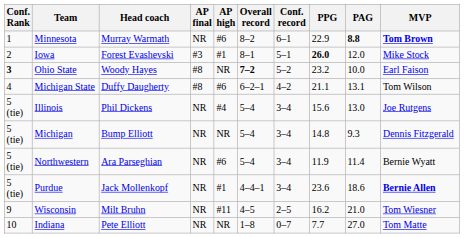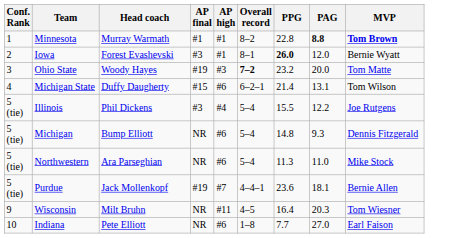- column: (292, 17)
(199, 39) NR -> (197, 39) #1
(221, 39) #6 -> (221, 39) #1
(321, 39) 22.9 -> (285, 39) 22.8
(406, 54) Mike Stock -> (374, 54) Bernie Wyatt
(9, 70) bold -> (9, 70) normal
(197, 70) #8 -> (200, 70) #19
(223, 70) NR -> (221, 70) #3
(356, 70) 10.0 -> (321, 70) 20.0
(406, 70) Earl Faison -> (369, 70) Tom Matte
(197, 86) #8 -> (200, 86) #15
(321, 86) 21.1 -> (285, 86) 21.4
(199, 107) NR -> (197, 107) #3
(321, 107) 15.6 -> (285, 107) 15.5
(356, 107) 13.0 -> (321, 107) 12.2
(223, 134) NR -> (221, 134) #6
(320, 161) 11.9 -> (285, 161) 11.3
(356, 161) 11.4 -> (320, 161) 11.0
(409, 161) Bernie Wyatt -> (370, 161) Mike Stock
(199, 188) NR -> (200, 188) #19
(221, 188) #1 -> (221, 188) #7
(356, 188) 18.6 -> (321, 188) 18.1
(409, 188) bold -> (373, 188) normal
(321, 209) 16.2 -> (285, 209) 16.4
(356, 209) 21.0 -> (321, 209) 20.3
(223, 225) NR -> (221, 225) #6
(405, 225) Tom Matte -> (370, 225) Earl Faison
